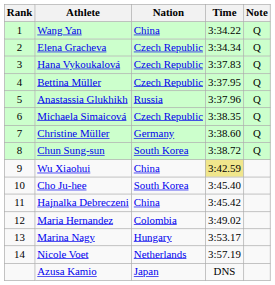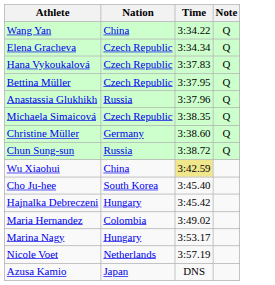- column: (20, 13)
(161, 151) South Korea -> (118, 151) Russia
(147, 202) China -> (122, 202) Hungary
